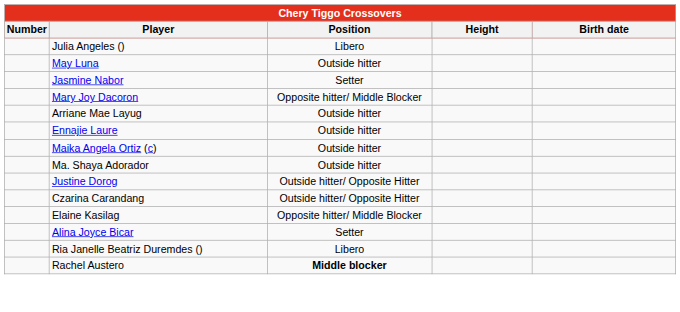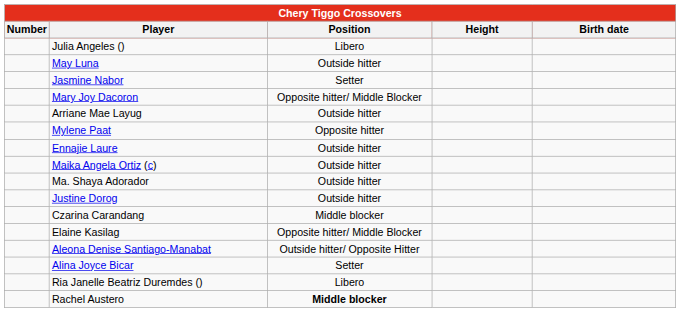+ row: (81, 131)
(349, 181) Outside hitter/ Opposite Hitter -> (349, 198) Outside hitter
(349, 198) Outside hitter/ Opposite Hitter -> (349, 215) Middle blocker
+ row: (131, 249)
